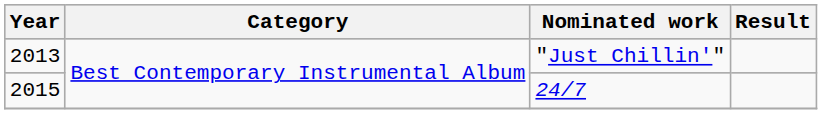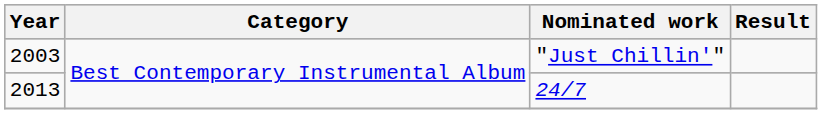(35, 56) 2013 -> (35, 56) 2003
(35, 91) 2015 -> (35, 91) 2013
